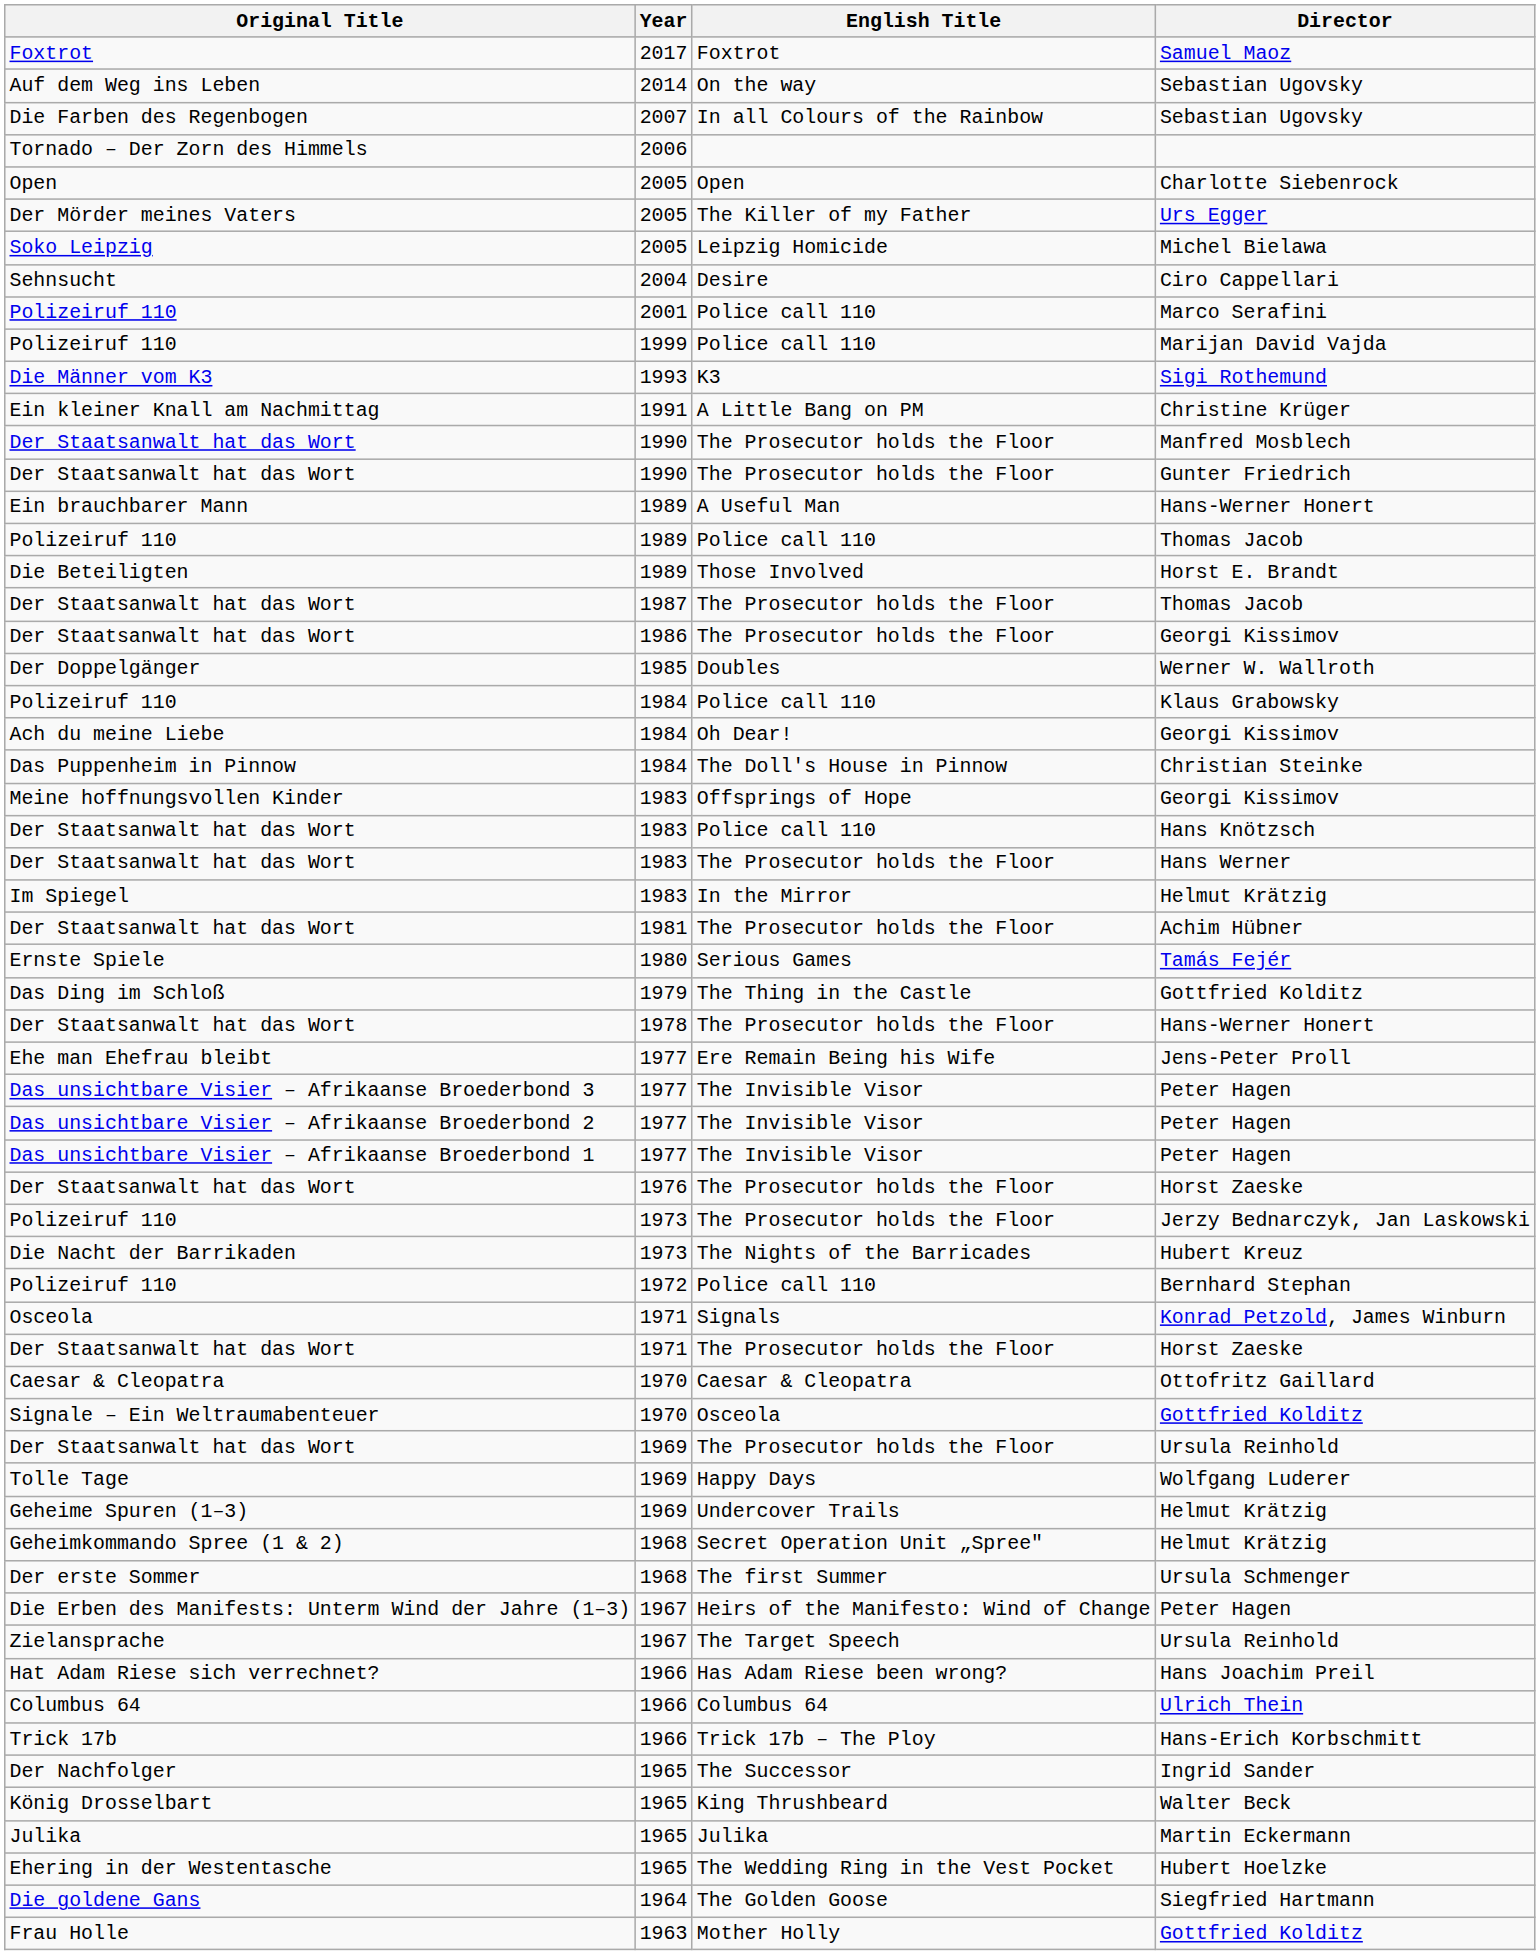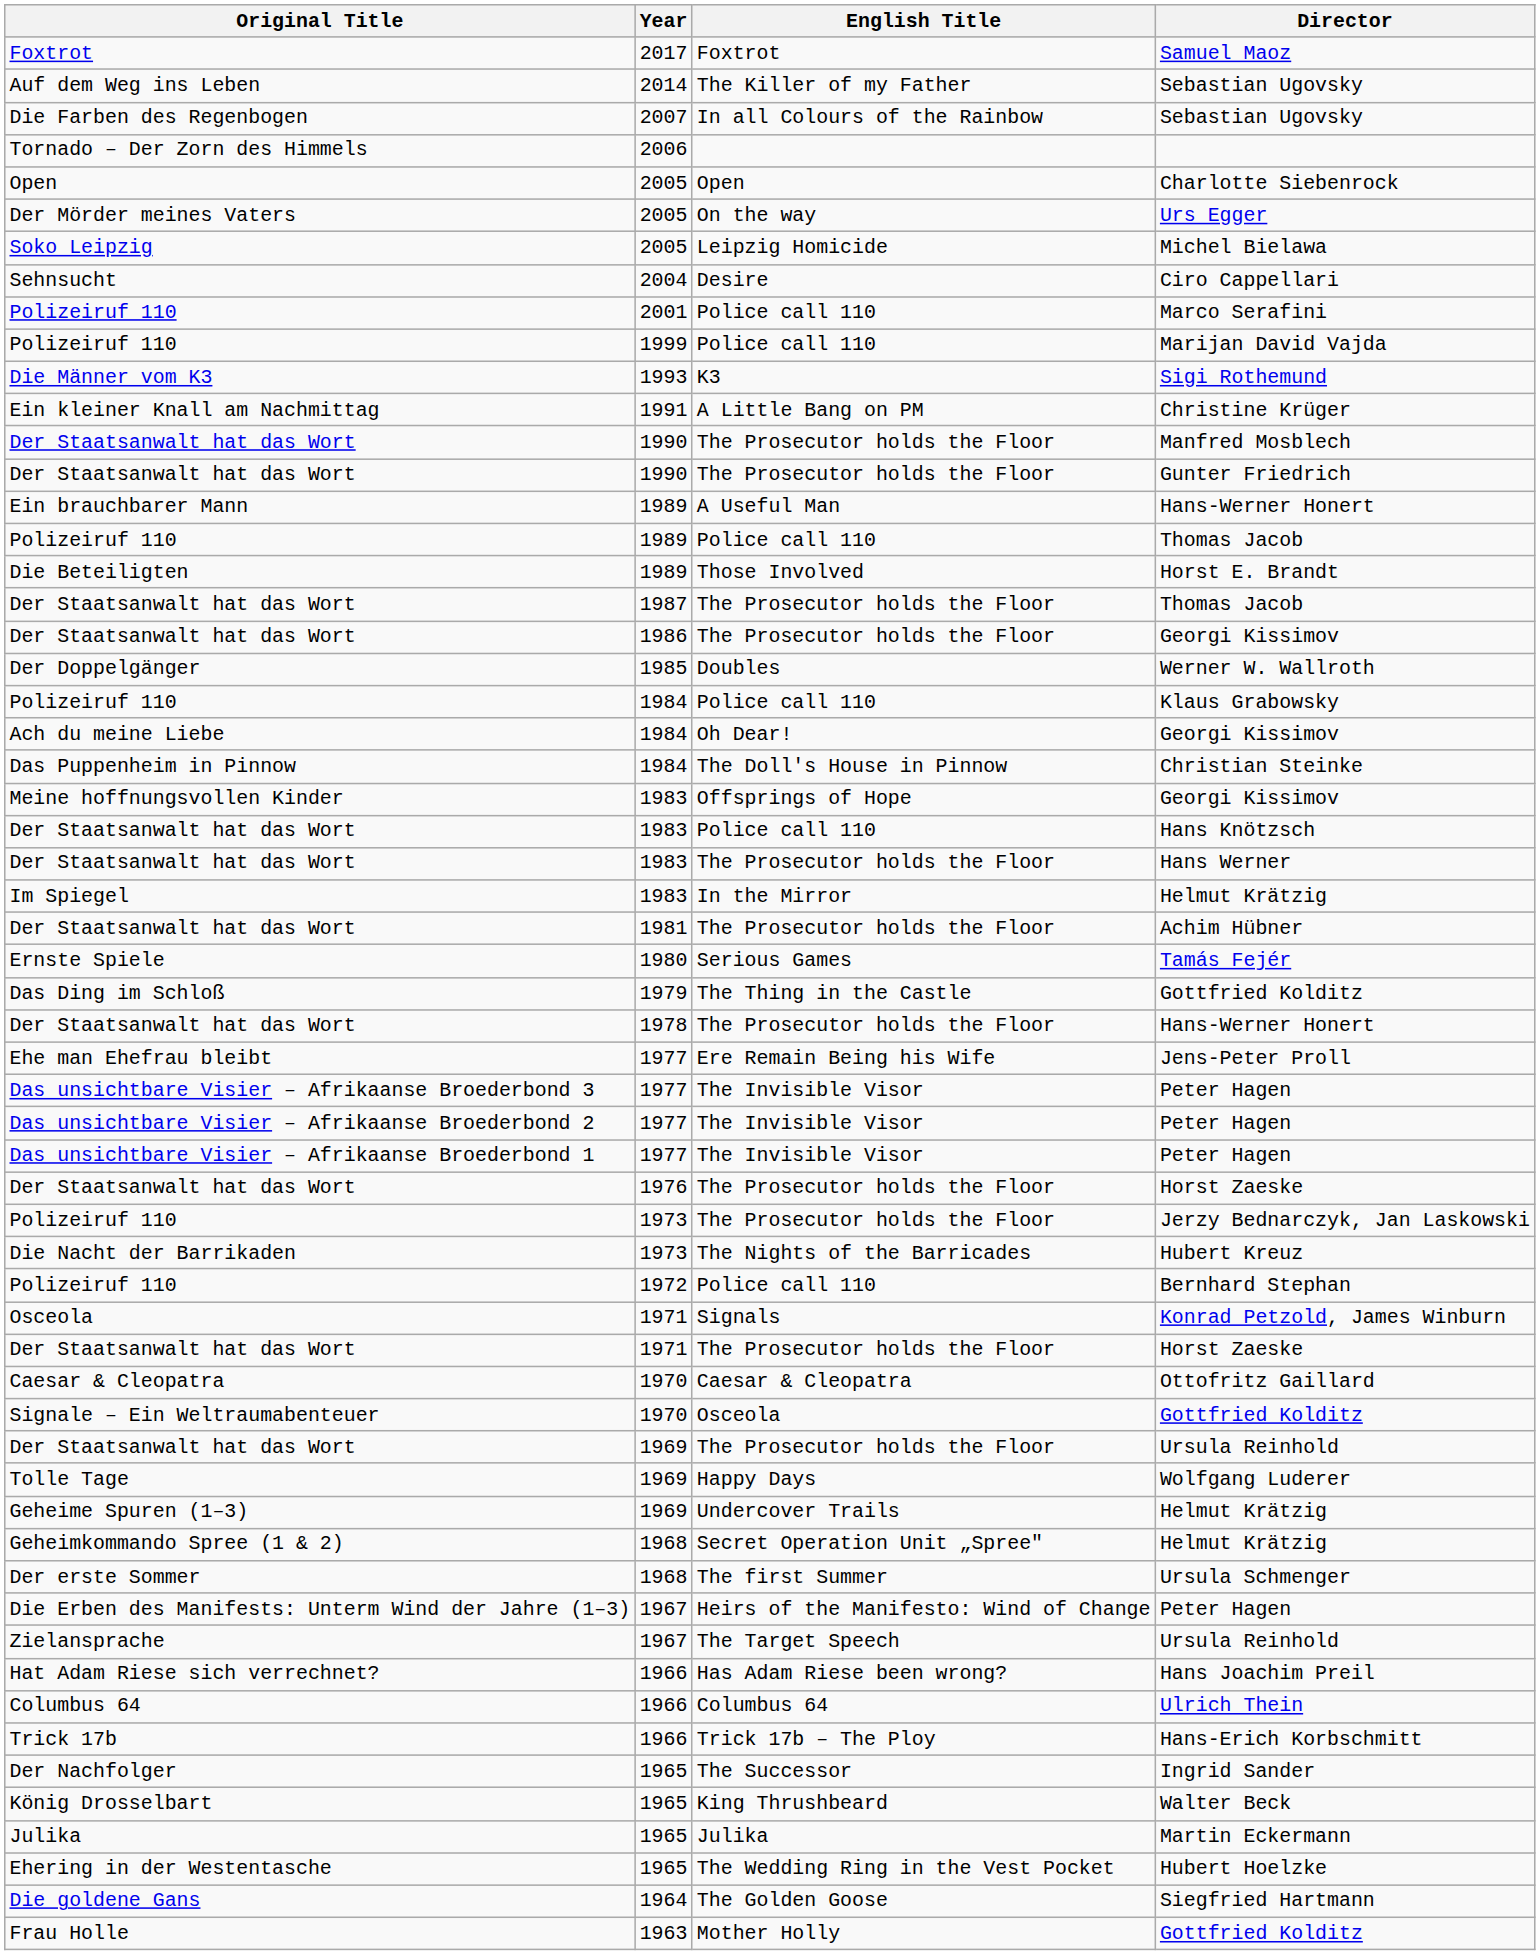(757, 86) On the way -> (834, 86) The Killer of my Father
(834, 215) The Killer of my Father -> (757, 215) On the way
